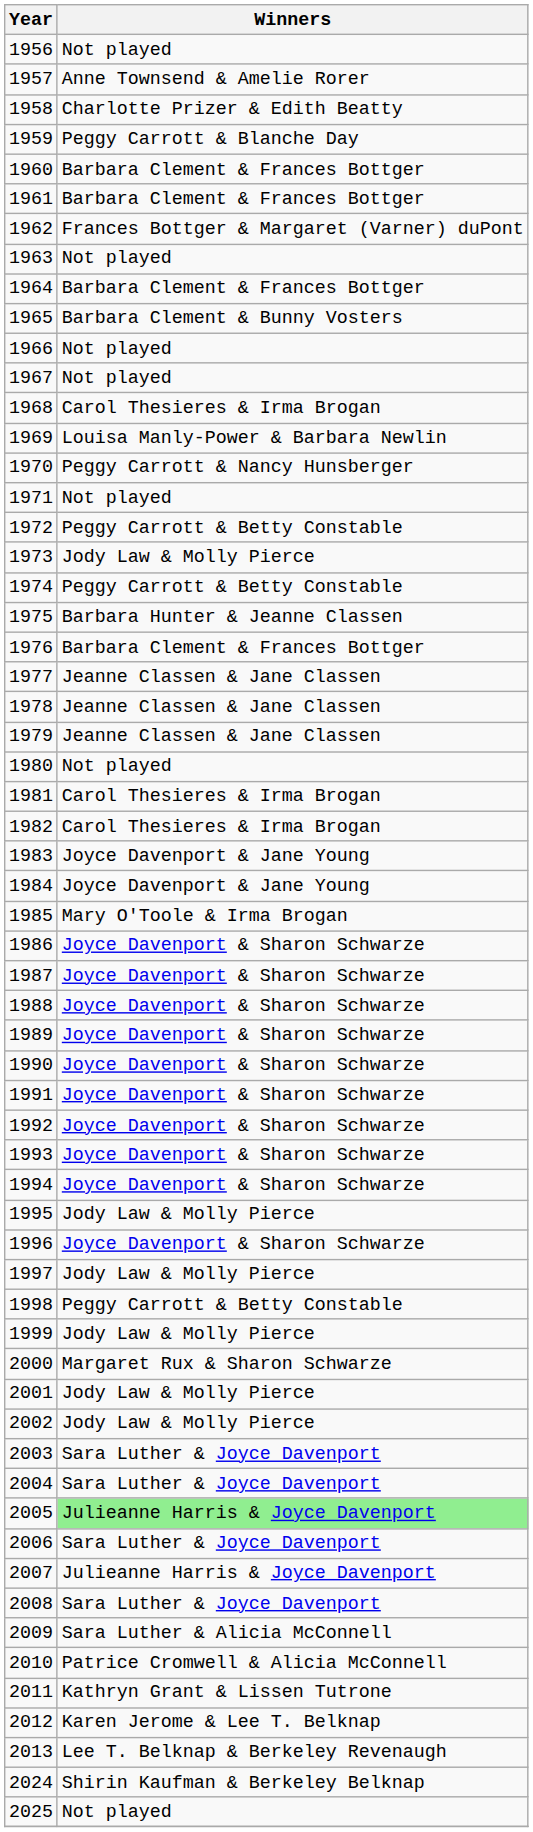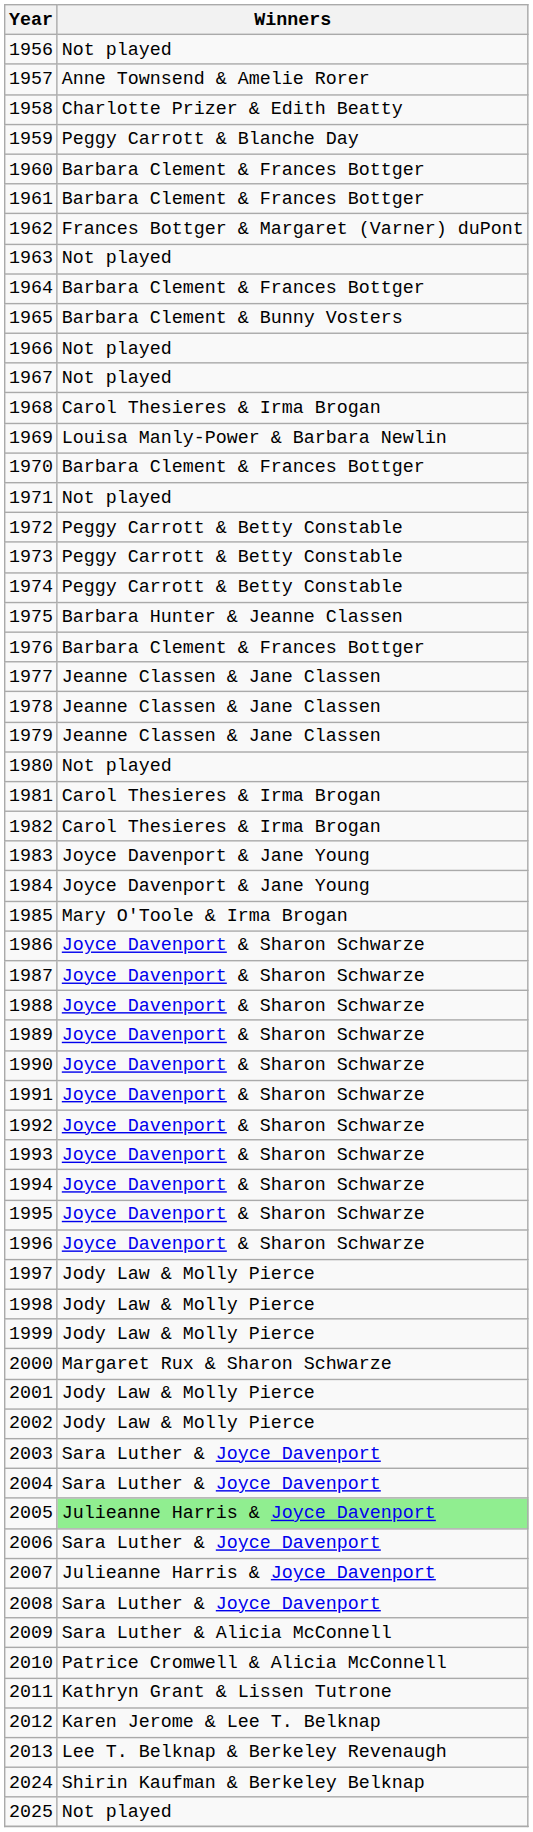(238, 468) Peggy Carrott & Nancy Hunsberger -> (243, 468) Barbara Clement & Frances Bottger
(188, 557) Jody Law & Molly Pierce -> (232, 557) Peggy Carrott & Betty Constable
(188, 1215) Jody Law & Molly Pierce -> (243, 1215) Joyce Davenport & Sharon Schwarze
(232, 1304) Peggy Carrott & Betty Constable -> (188, 1304) Jody Law & Molly Pierce
